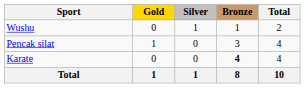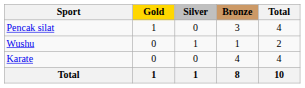rows swapped: (30, 43) <-> (20, 28)
(237, 59) bold -> (237, 59) normal
